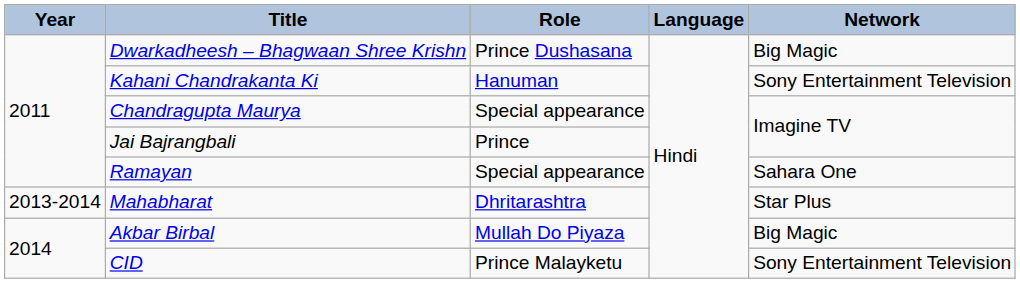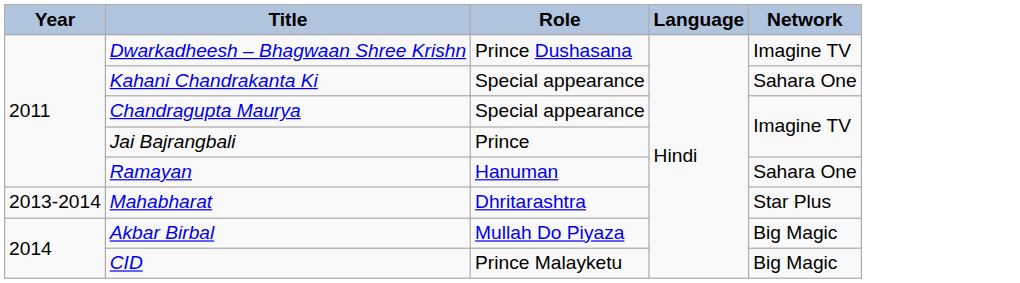(795, 50) Big Magic -> (802, 50) Imagine TV
(517, 80) Hanuman -> (560, 80) Special appearance
(882, 80) Sony Entertainment Television -> (805, 80) Sahara One
(560, 171) Special appearance -> (517, 171) Hanuman
(882, 263) Sony Entertainment Television -> (795, 263) Big Magic
